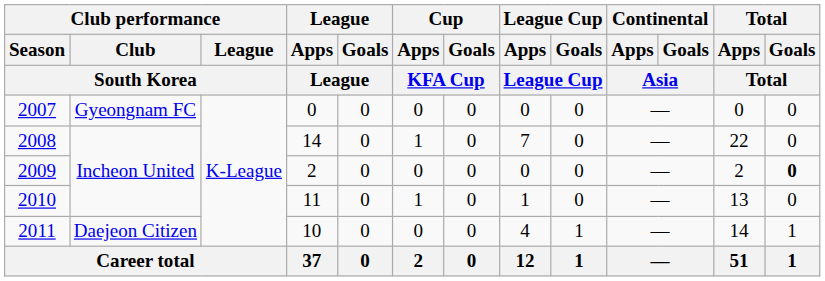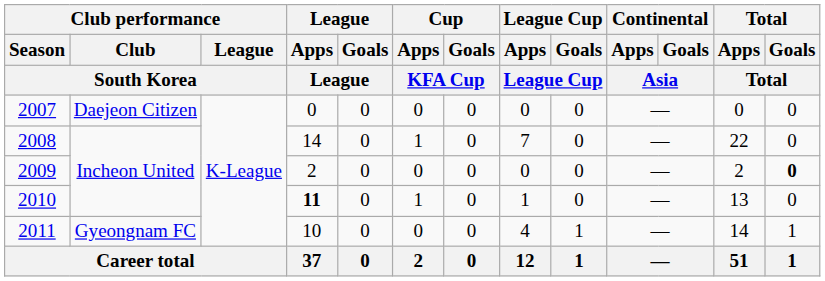(135, 110) Gyeongnam FC -> (135, 110) Daejeon Citizen
(312, 200) normal -> (312, 200) bold
(135, 230) Daejeon Citizen -> (135, 230) Gyeongnam FC
